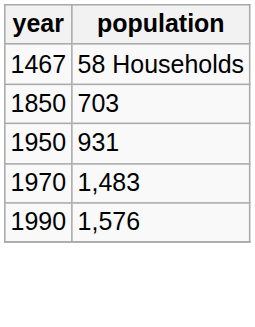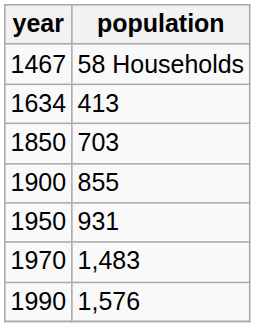+ row: (38, 103)
+ row: (38, 182)
